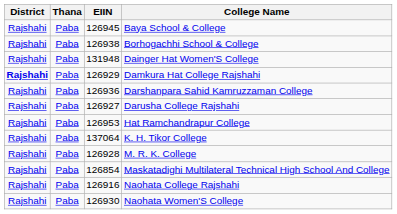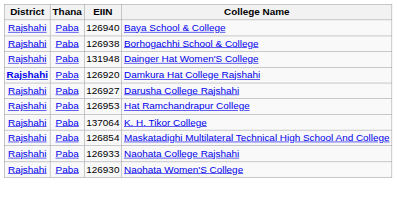(103, 28) 126945 -> (103, 28) 126940
(103, 75) 126929 -> (103, 75) 126920
- row: (218, 91)
- row: (160, 153)
(103, 185) 126916 -> (103, 153) 126933
